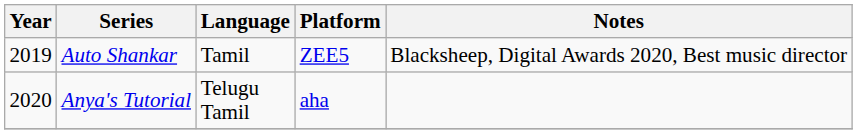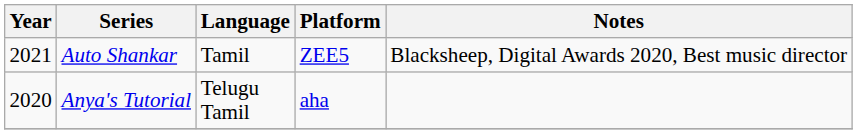(31, 54) 2019 -> (31, 54) 2021
